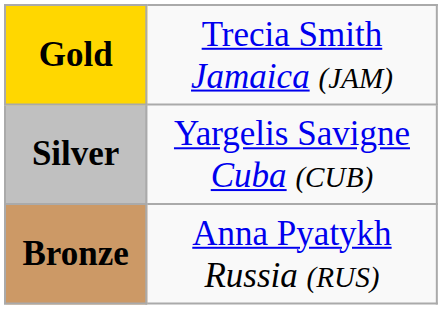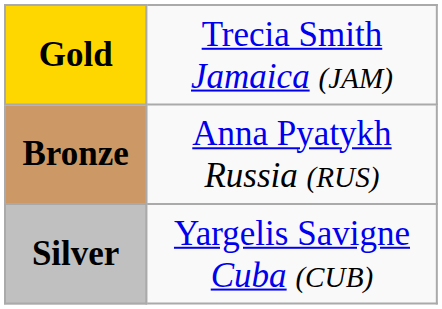rows swapped: (76, 153) <-> (76, 252)
